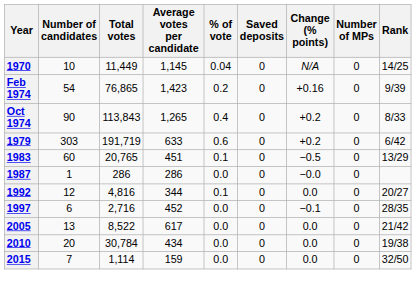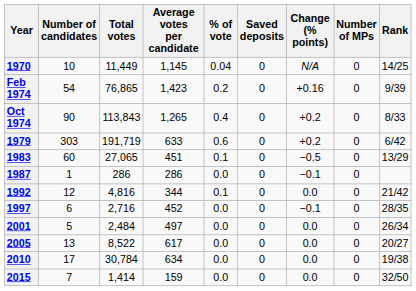(121, 158) 20,765 -> (121, 158) 27,065
(310, 175) −0.0 -> (310, 175) −0.1
(395, 192) 20/27 -> (395, 192) 21/42
+ row: (19, 226)
(395, 226) 21/42 -> (395, 243) 20/27
(69, 243) 20 -> (69, 260) 17
(174, 243) 434 -> (174, 260) 634
(121, 260) 1,114 -> (121, 277) 1,414
